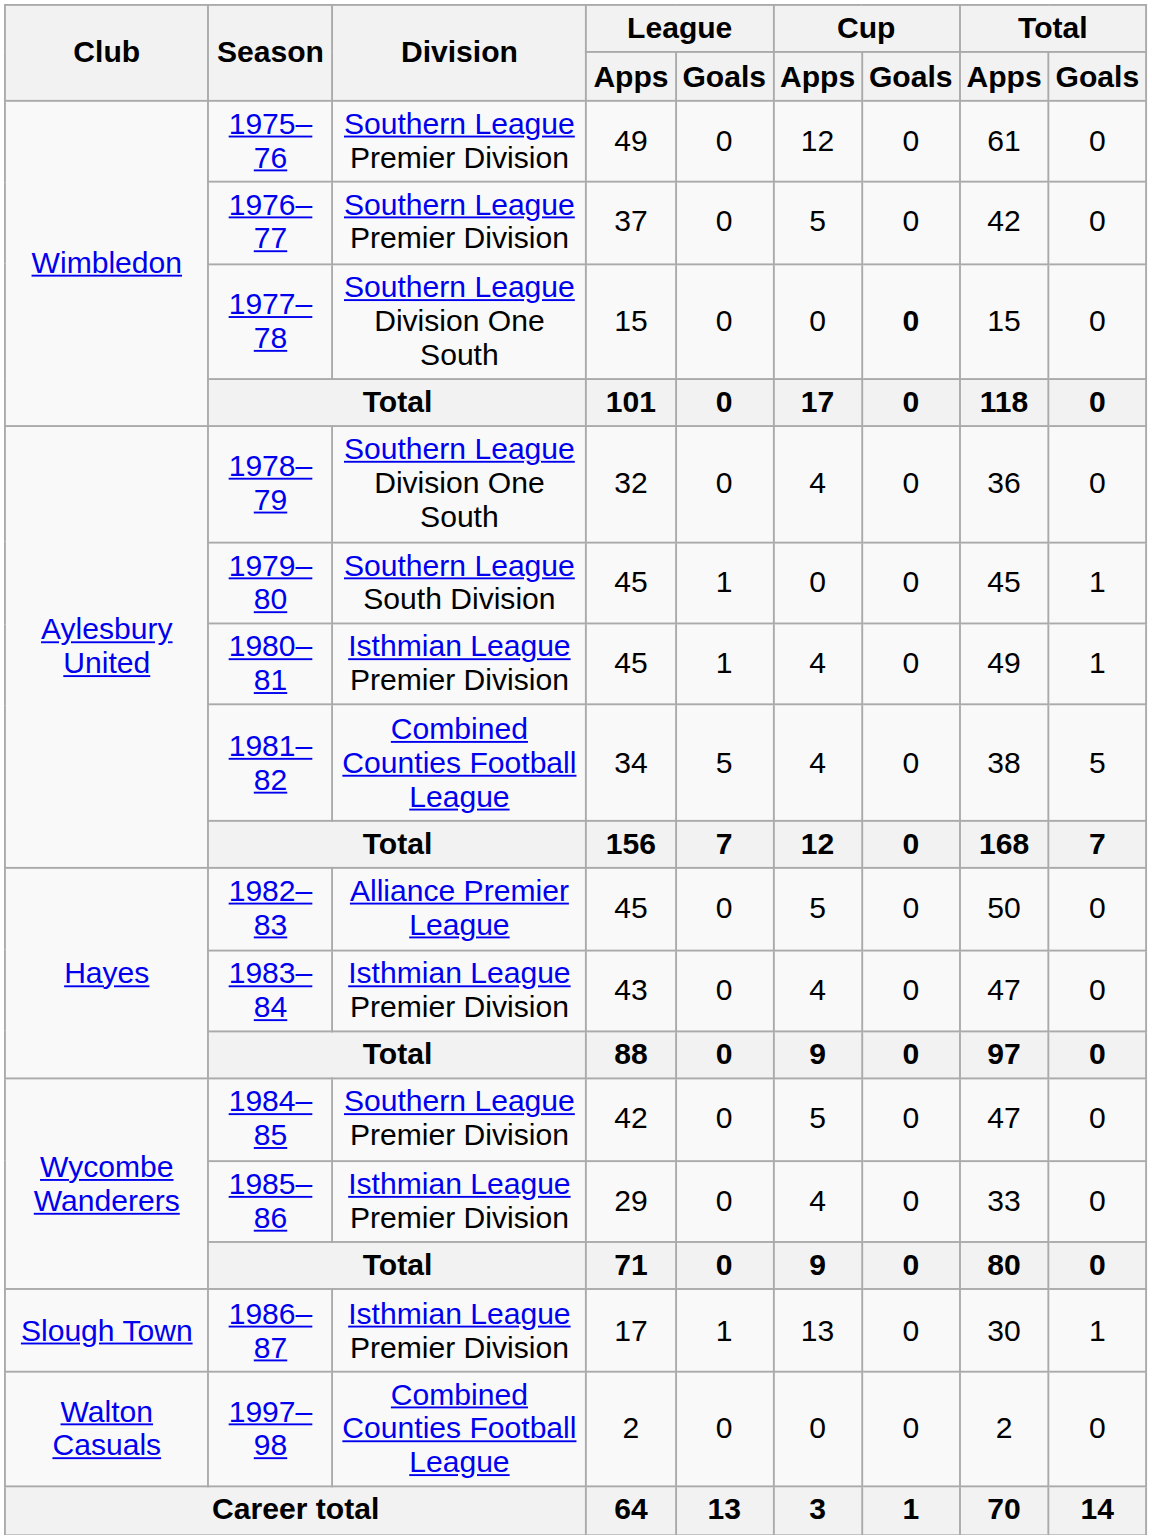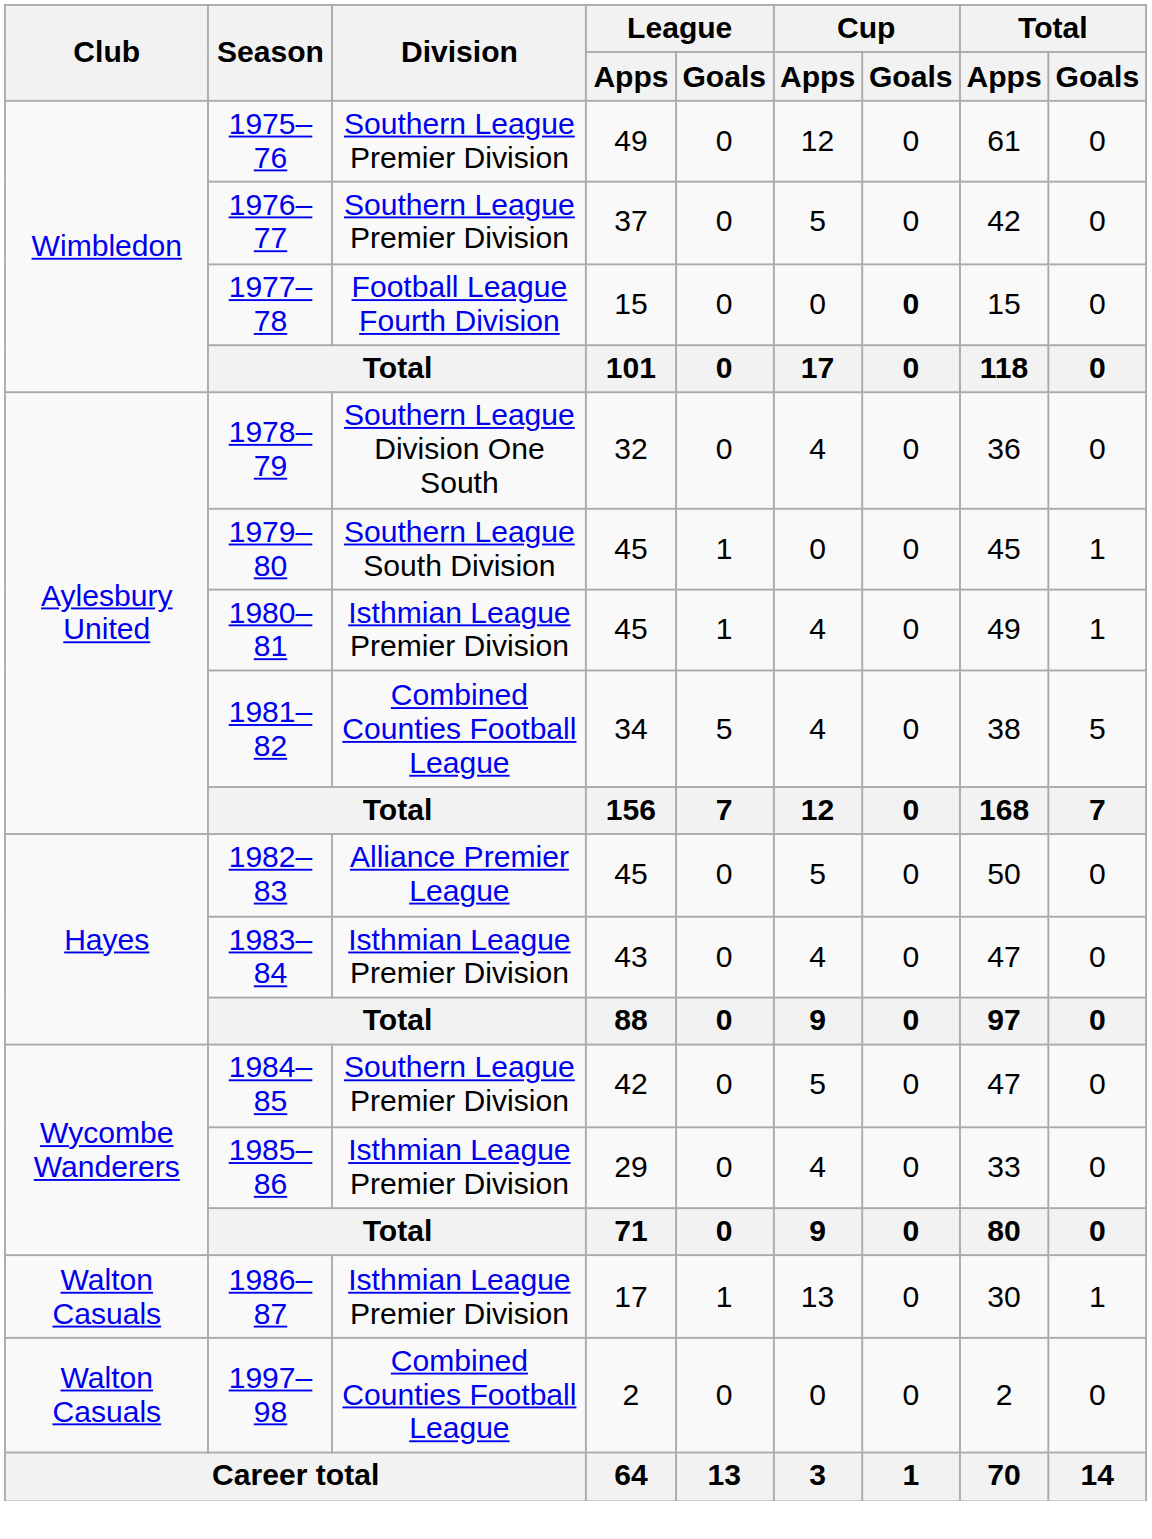(459, 320) Southern League Division One South -> (459, 303) Football League Fourth Division
(107, 1330) Slough Town -> (107, 1296) Walton Casuals
